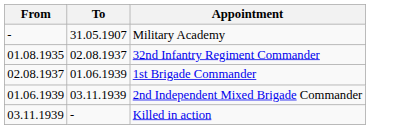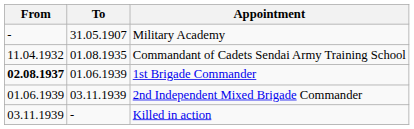+ row: (269, 54)
- row: (226, 54)
(36, 74) normal -> (36, 74) bold
